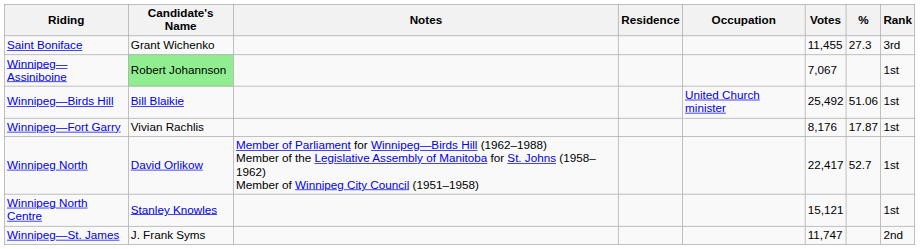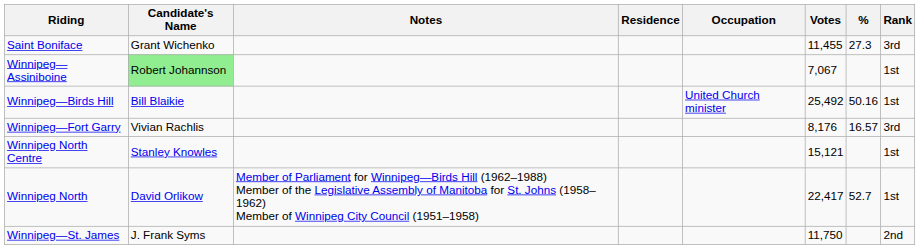(863, 102) 51.06 -> (863, 102) 50.16
(863, 127) 17.87 -> (863, 127) 16.57
(891, 127) 1st -> (892, 127) 3rd
rows swapped: (47, 165) <-> (47, 210)
(825, 235) 11,747 -> (825, 235) 11,750
